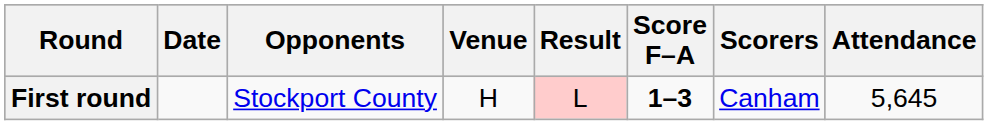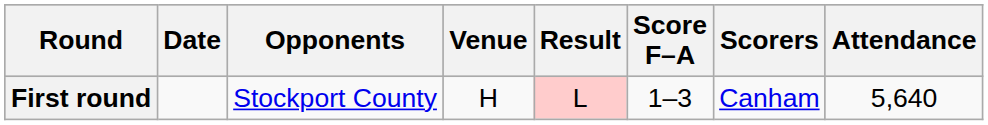(670, 97) bold -> (670, 97) normal
(904, 97) 5,645 -> (904, 97) 5,640
